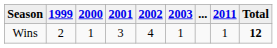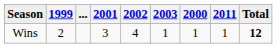columns swapped: (91, 14) <-> (203, 14)
